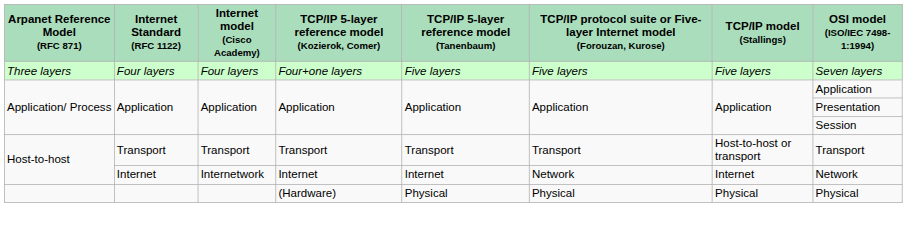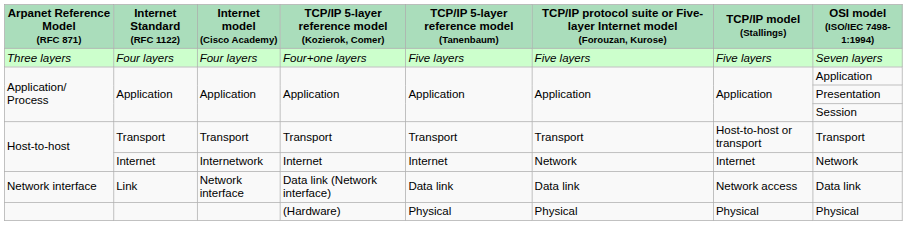+ row: (127, 186)
